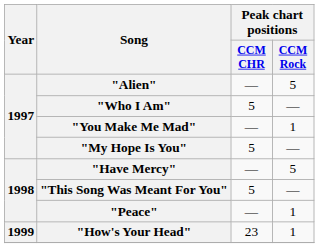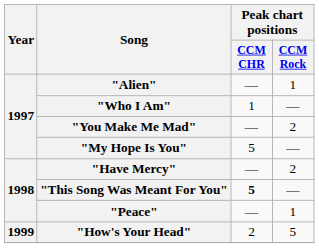(293, 84) 5 -> (293, 84) 1
(251, 105) 5 -> (251, 105) 1
(293, 126) 1 -> (293, 126) 2
(293, 169) 5 -> (293, 169) 2
(251, 190) normal -> (251, 190) bold
(251, 232) 23 -> (251, 232) 2
(293, 232) 1 -> (293, 232) 5
